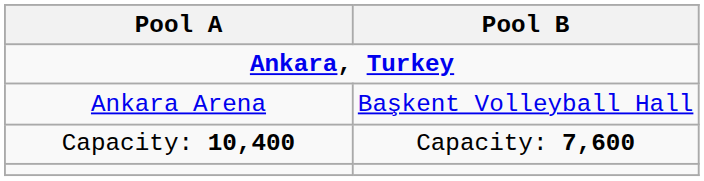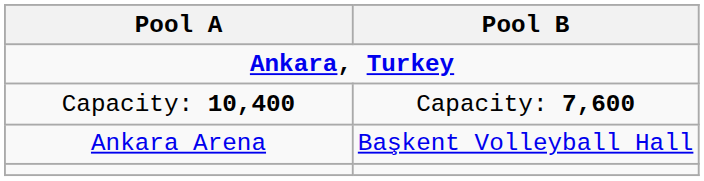rows swapped: (178, 104) <-> (178, 144)
